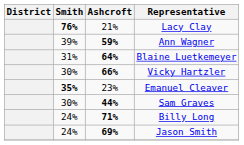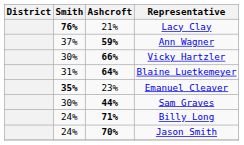(69, 42) 39% -> (69, 42) 37%
rows swapped: (186, 57) <-> (186, 72)
(110, 132) 69% -> (110, 132) 70%
